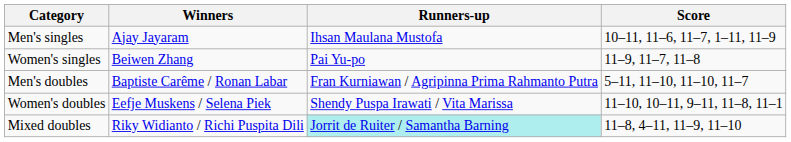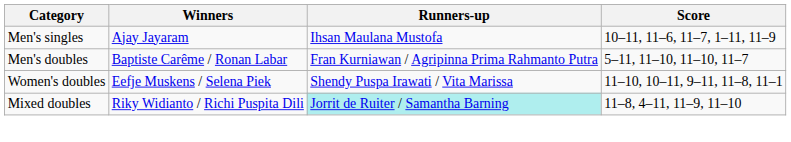- row: (54, 59)
